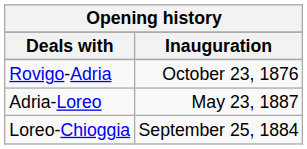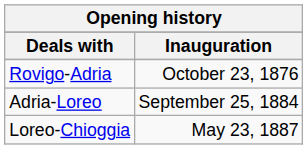(245, 102) May 23, 1887 -> (219, 102) September 25, 1884
(219, 130) September 25, 1884 -> (245, 130) May 23, 1887
